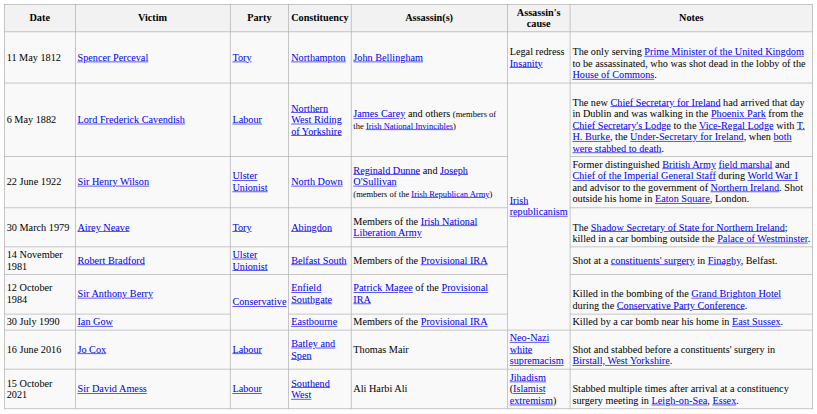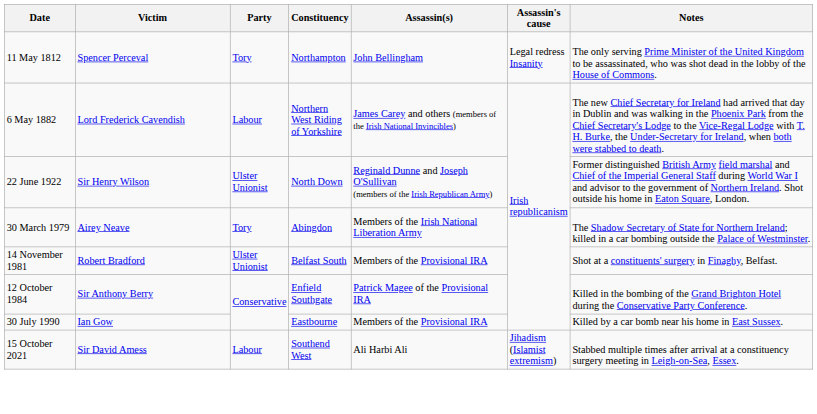- row: (34, 349)
